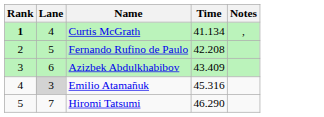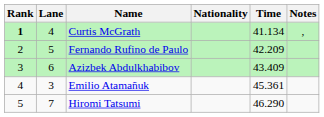+ column: (221, 13)
(209, 49) 42.208 -> (269, 49) 42.209
(51, 85) lightgrey background -> (51, 85) no background
(209, 85) 45.316 -> (269, 85) 45.361
